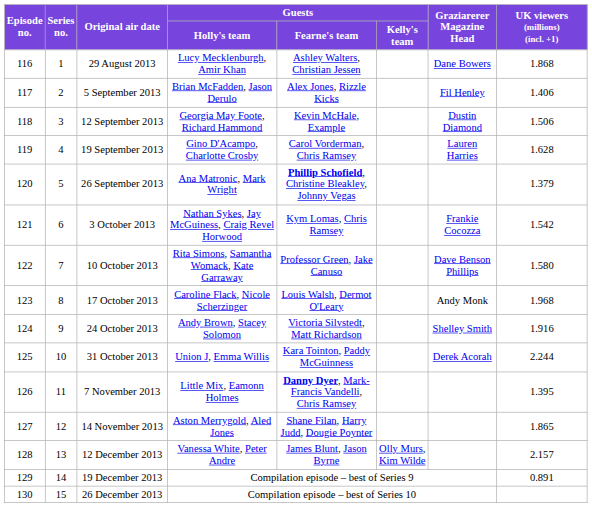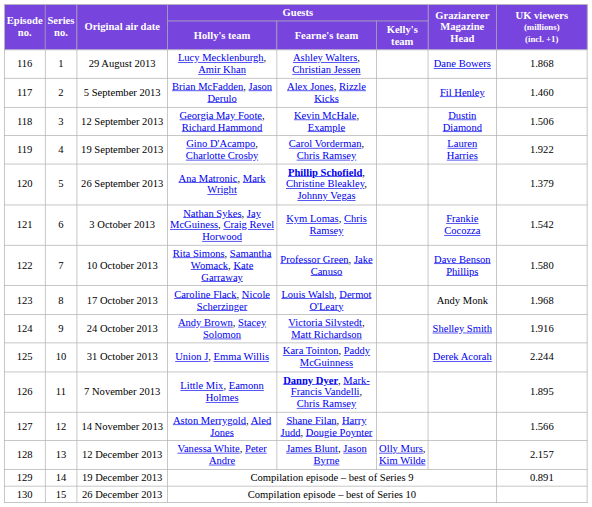(542, 92) 1.406 -> (542, 92) 1.460
(542, 150) 1.628 -> (542, 150) 1.922
(542, 392) 1.395 -> (542, 392) 1.895
(542, 426) 1.865 -> (542, 426) 1.566
